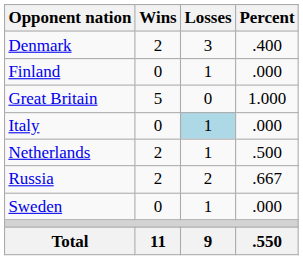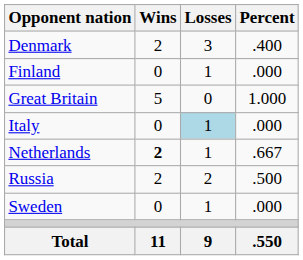(158, 152) normal -> (158, 152) bold
(267, 152) .500 -> (267, 152) .667
(267, 179) .667 -> (267, 179) .500
